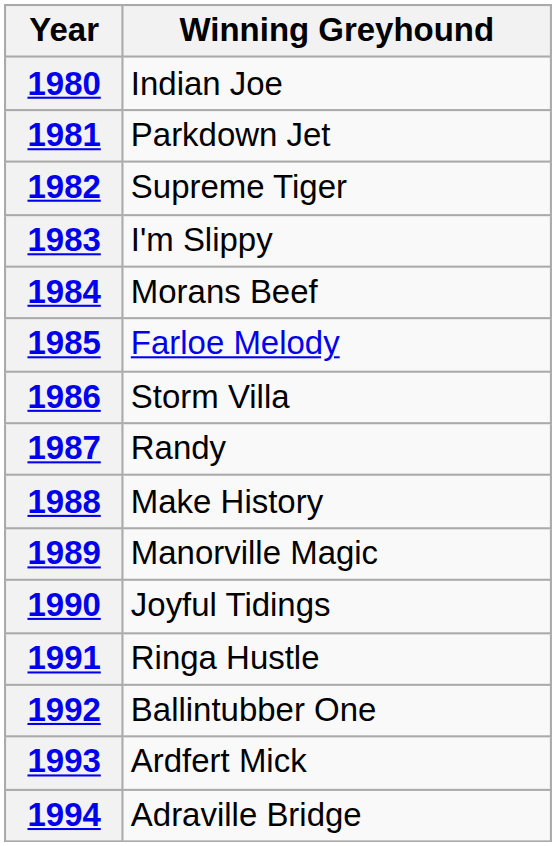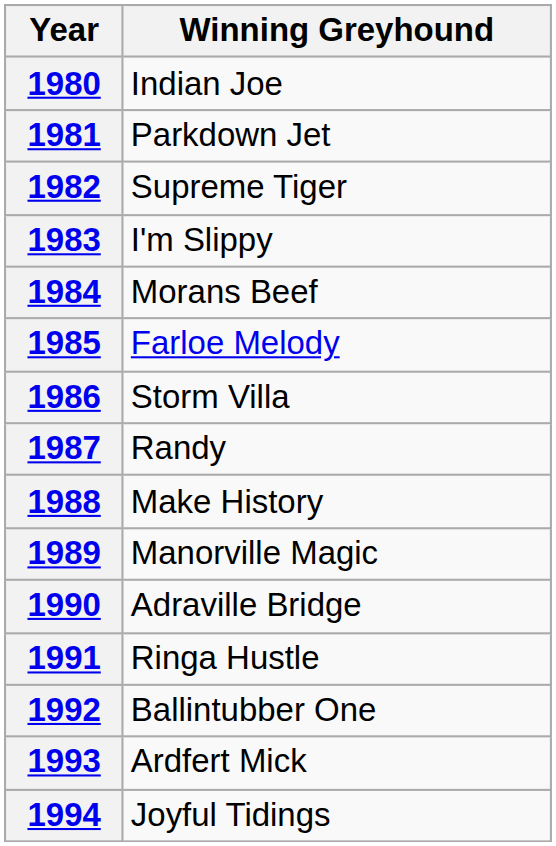(231, 605) Joyful Tidings -> (246, 605) Adraville Bridge
(246, 814) Adraville Bridge -> (231, 814) Joyful Tidings
